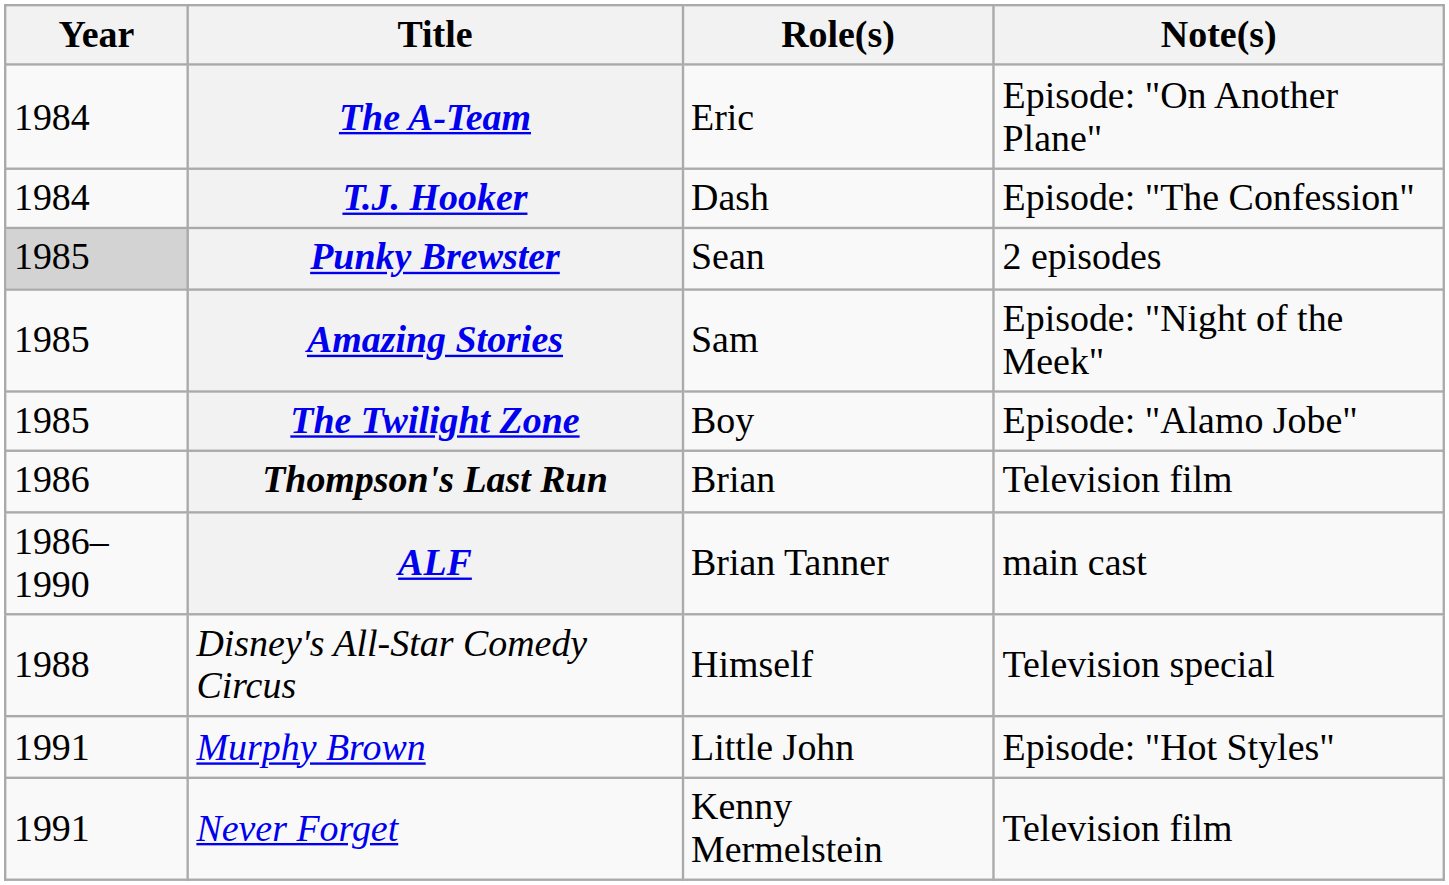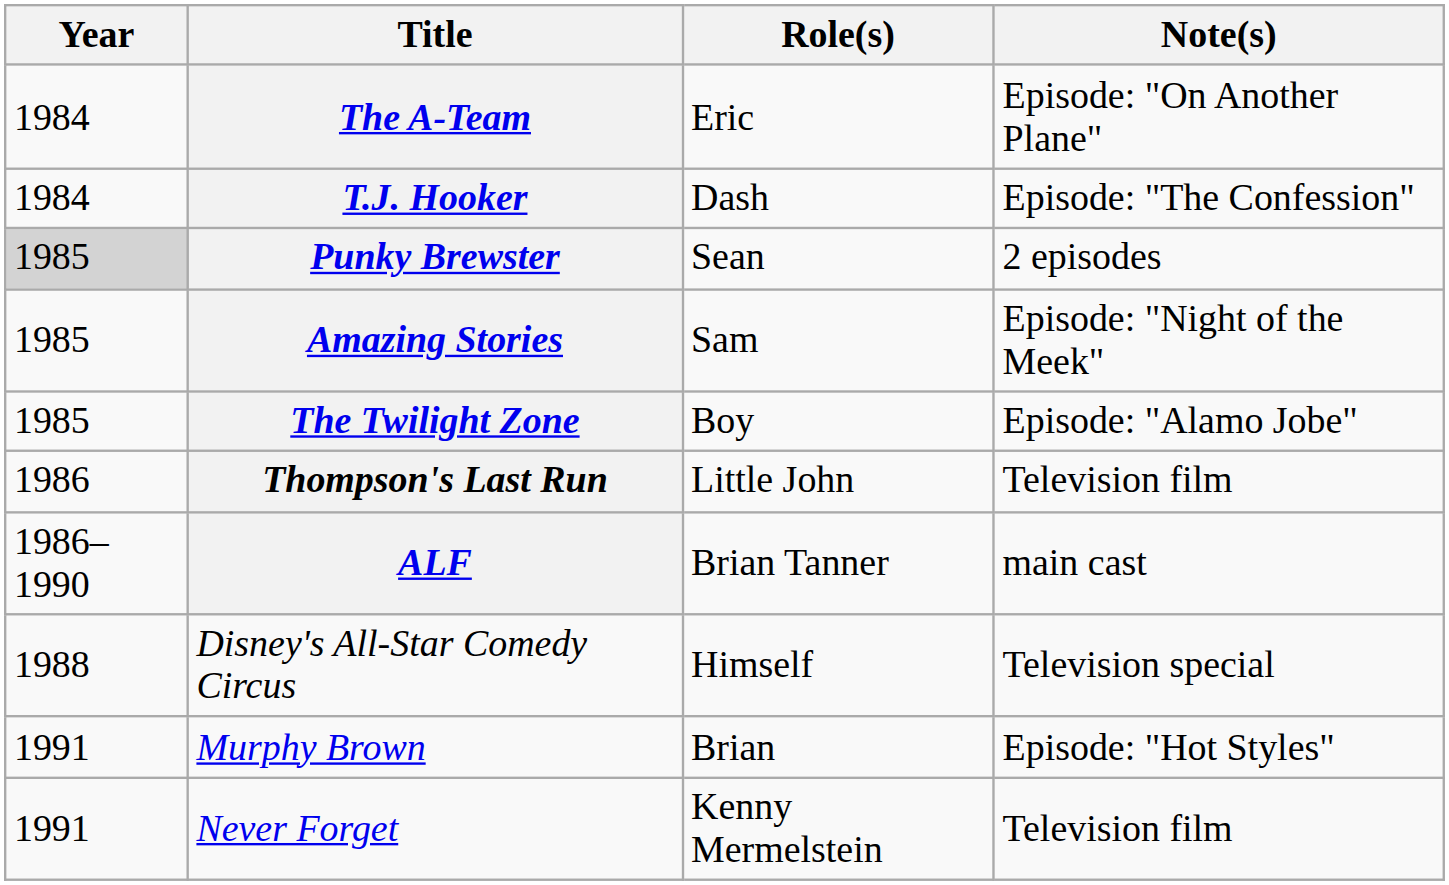(733, 480) Brian -> (773, 480) Little John
(773, 746) Little John -> (733, 746) Brian
